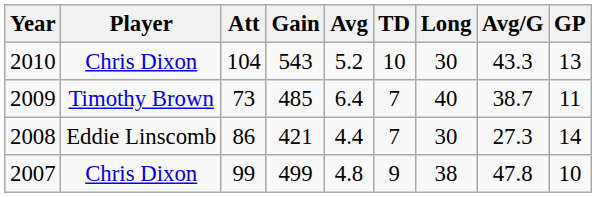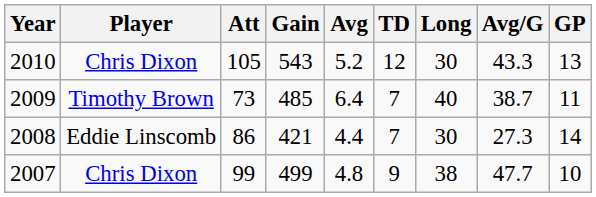(244, 61) 104 -> (244, 61) 105
(394, 61) 10 -> (394, 61) 12
(513, 173) 47.8 -> (513, 173) 47.7
